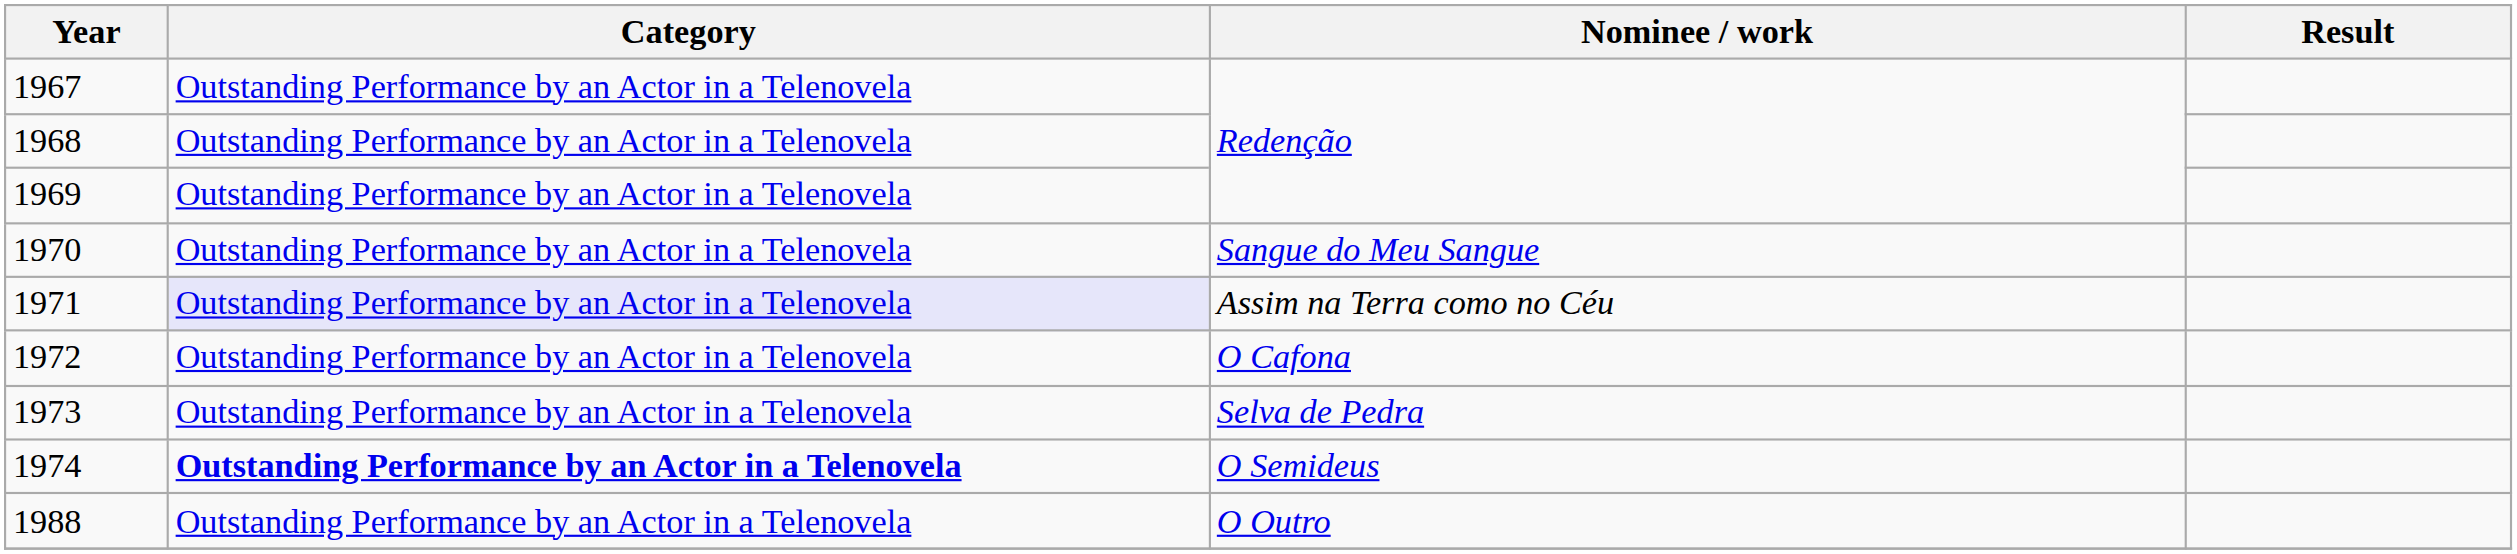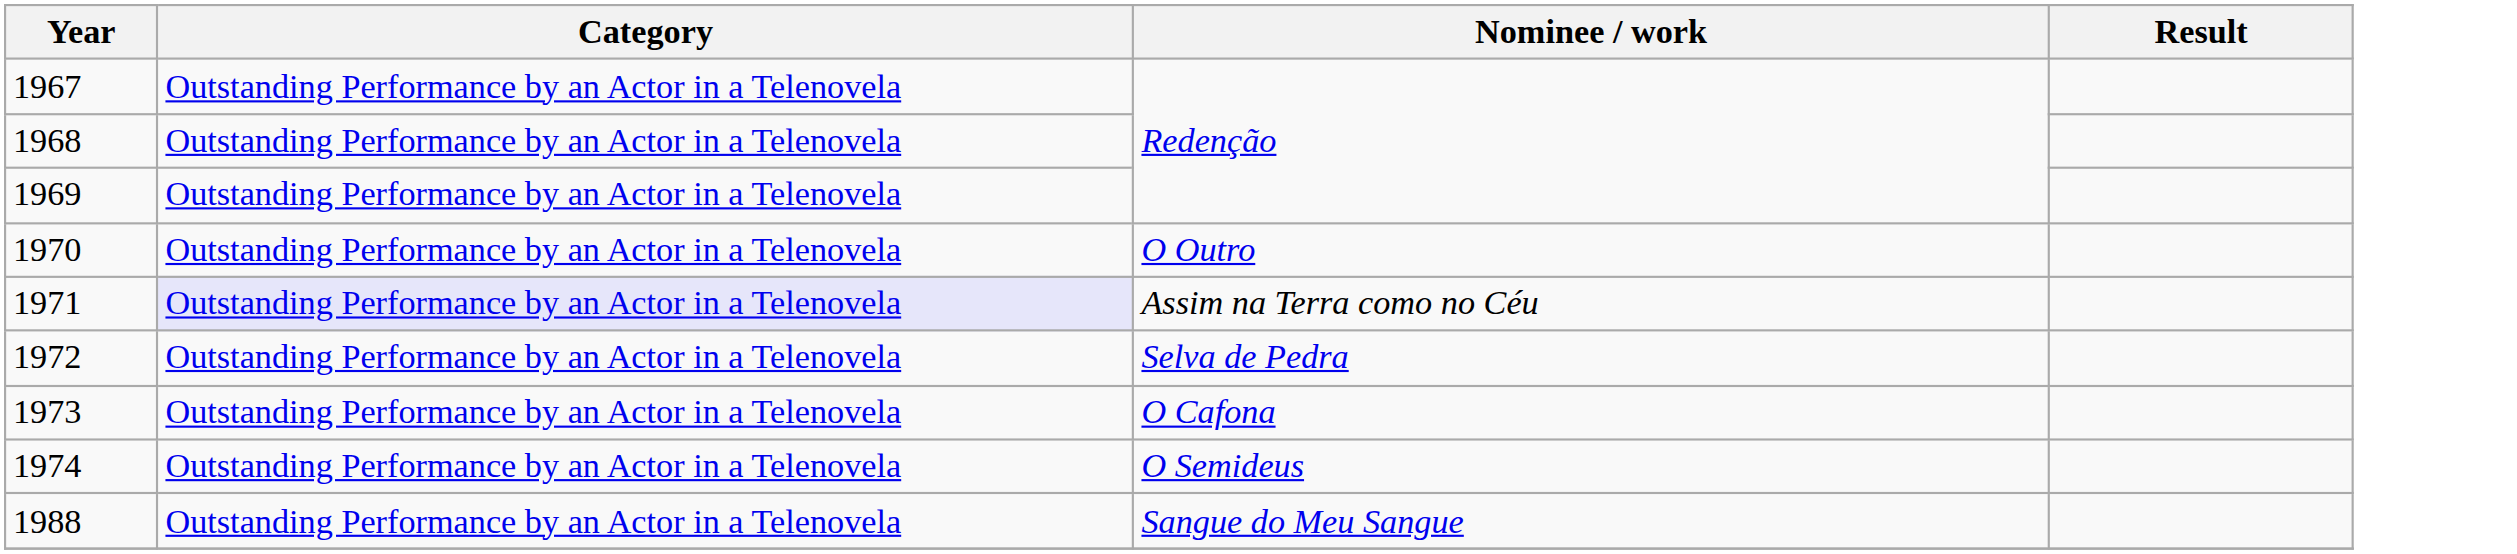(1378, 248) Sangue do Meu Sangue -> (1198, 248) O Outro
(1284, 357) O Cafona -> (1245, 357) Selva de Pedra
(1320, 411) Selva de Pedra -> (1209, 411) O Cafona
(569, 466) bold -> (533, 466) normal
(1274, 520) O Outro -> (1303, 520) Sangue do Meu Sangue
